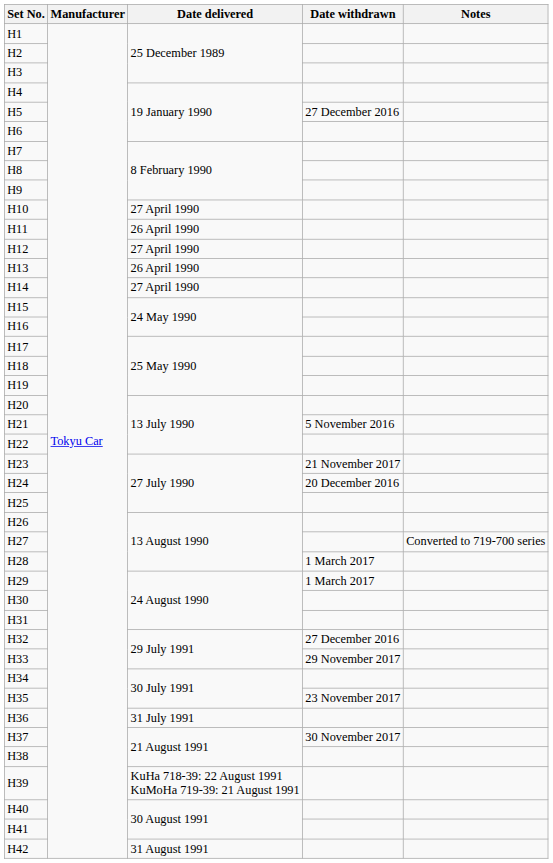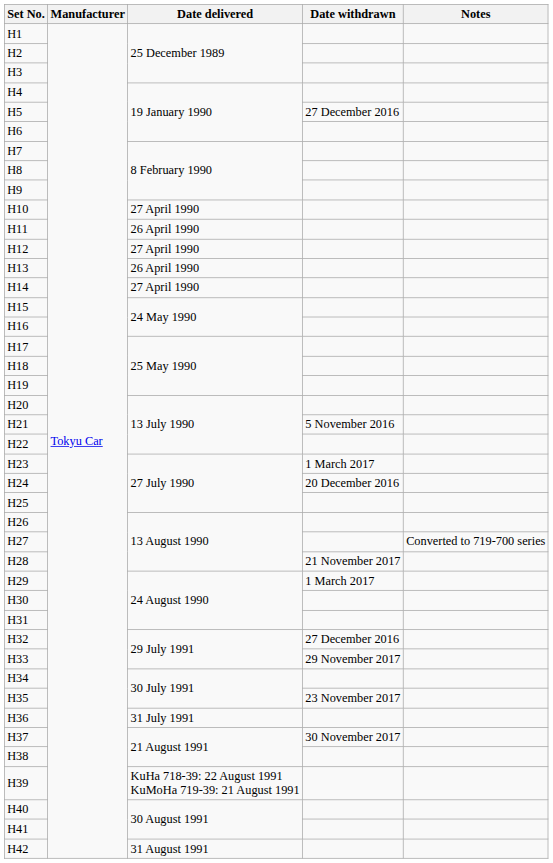(353, 463) 21 November 2017 -> (340, 463) 1 March 2017
(340, 561) 1 March 2017 -> (353, 561) 21 November 2017
